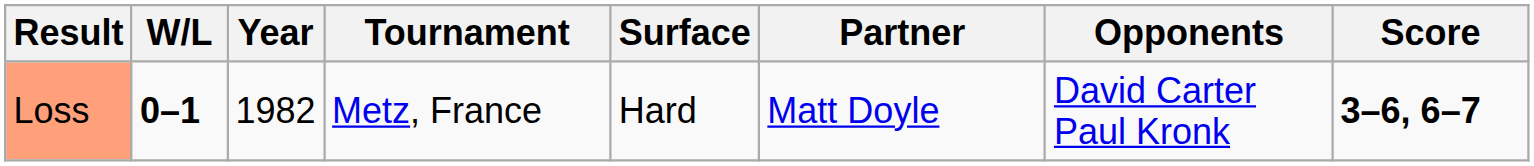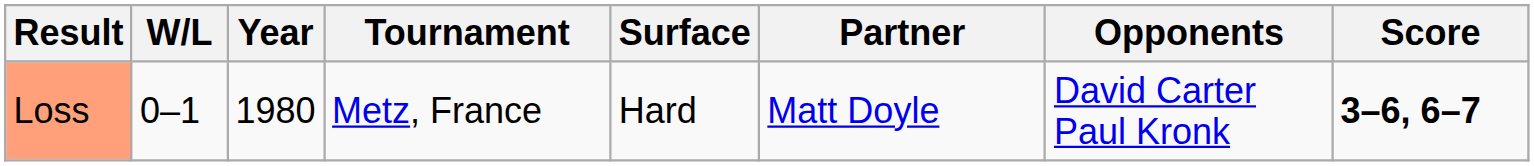(170, 110) bold -> (170, 110) normal
(275, 110) 1982 -> (275, 110) 1980
